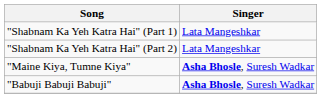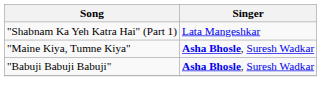- row: (92, 48)
